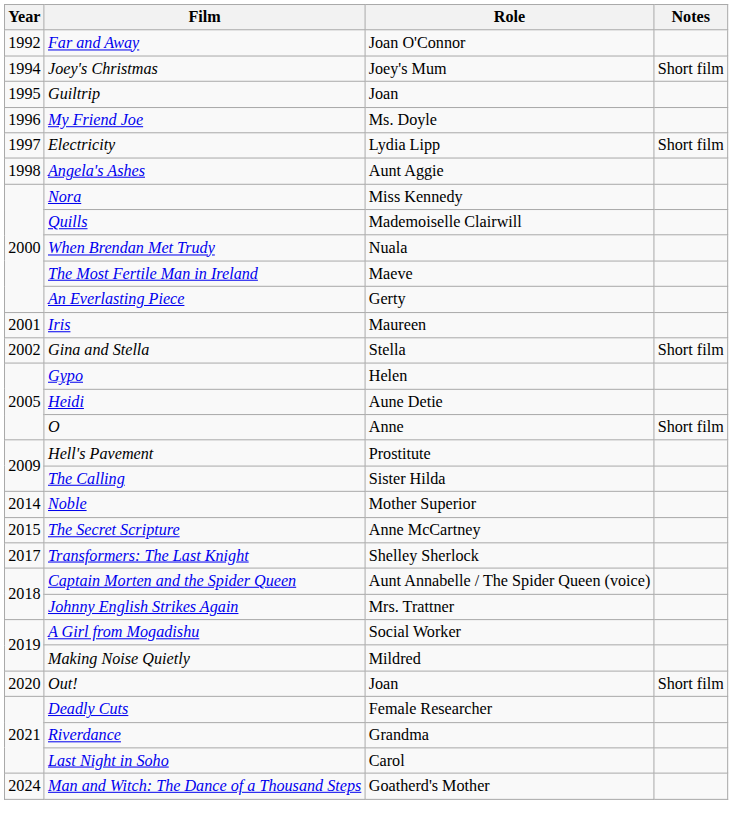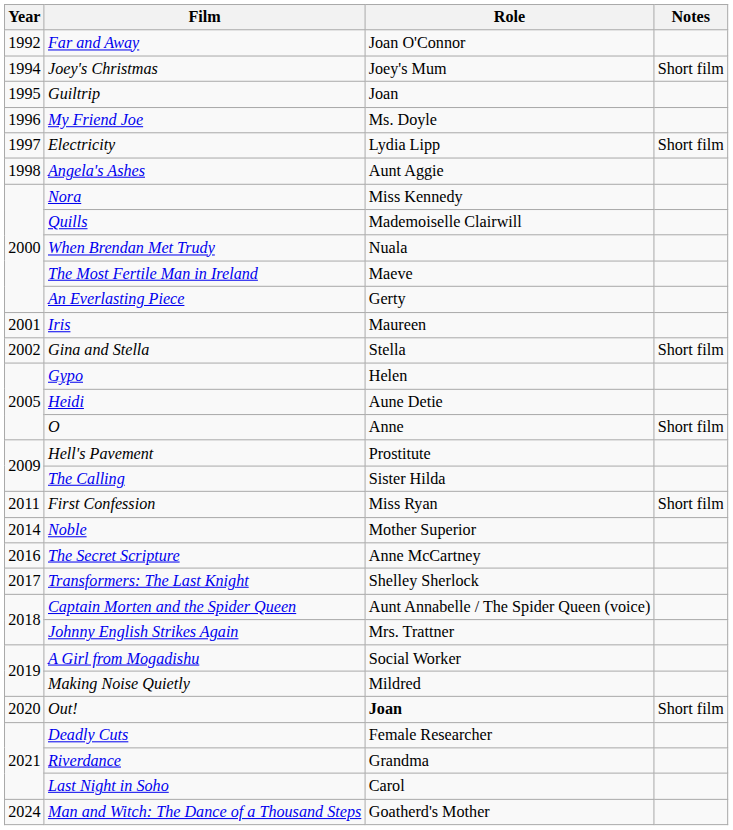+ row: (102, 504)
(24, 529) 2015 -> (24, 555) 2016
(384, 683) normal -> (385, 709) bold
